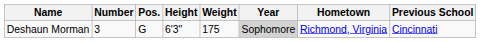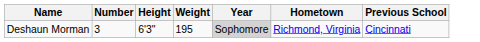- column: (149, 12)
(211, 29) 175 -> (184, 29) 195
